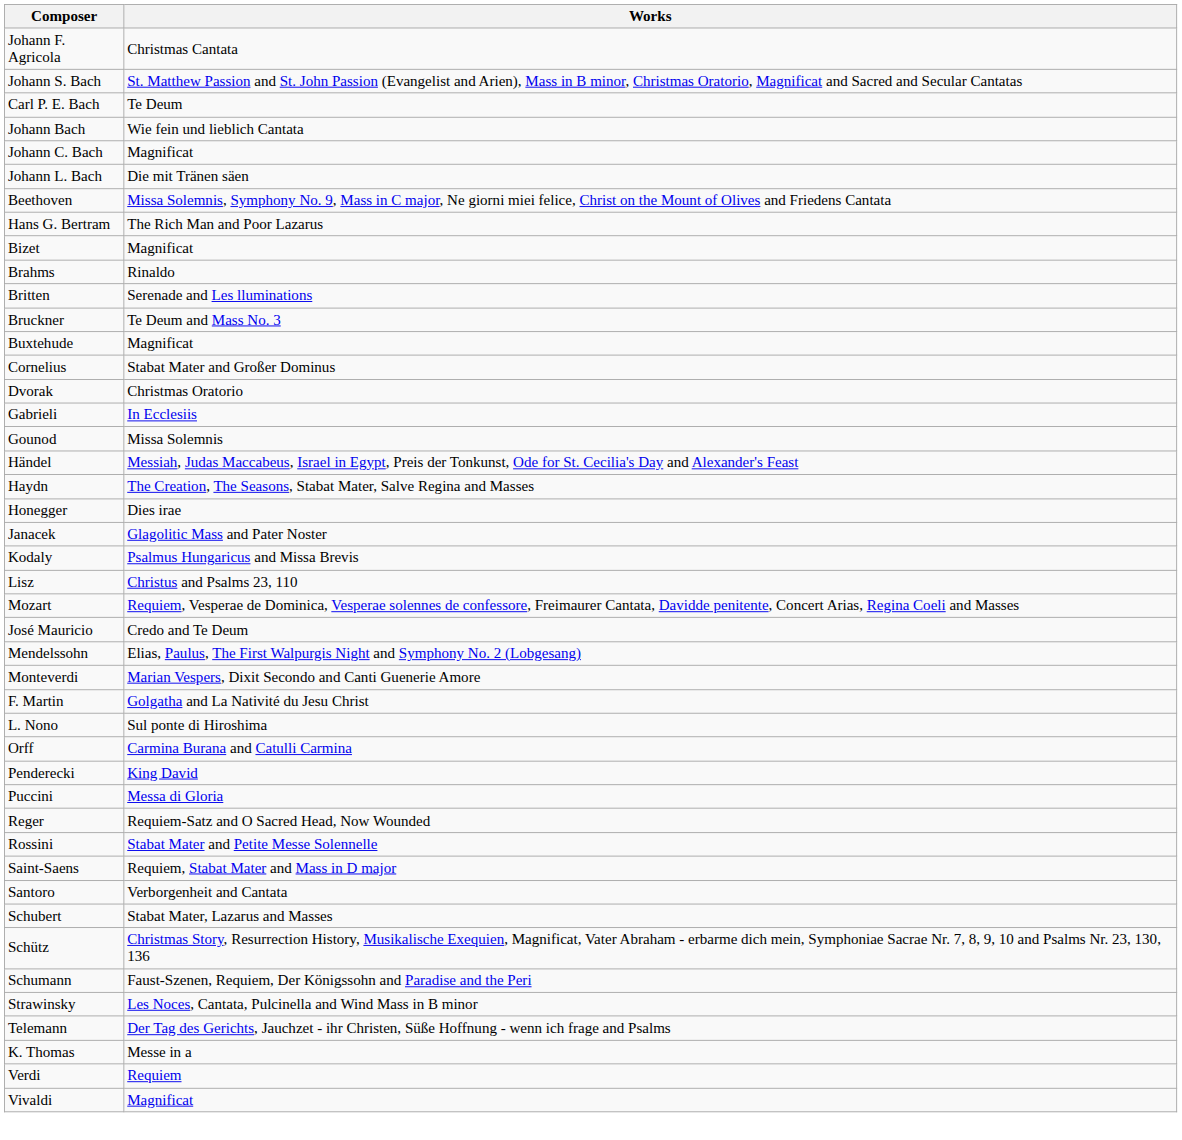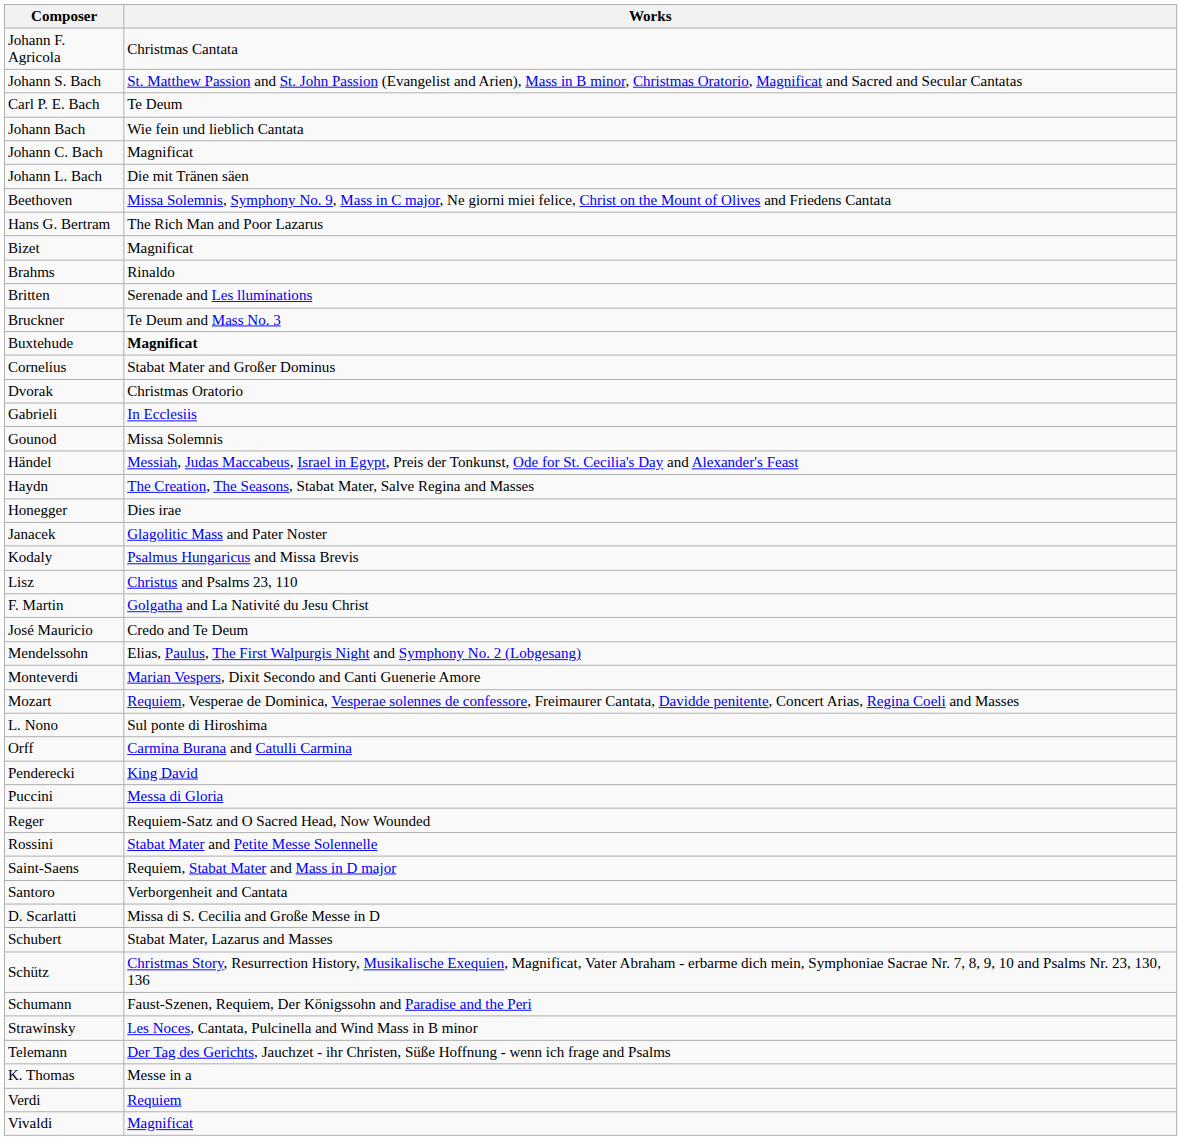(160, 343) normal -> (162, 343) bold
rows swapped: (36, 701) <-> (30, 605)
+ row: (42, 915)
